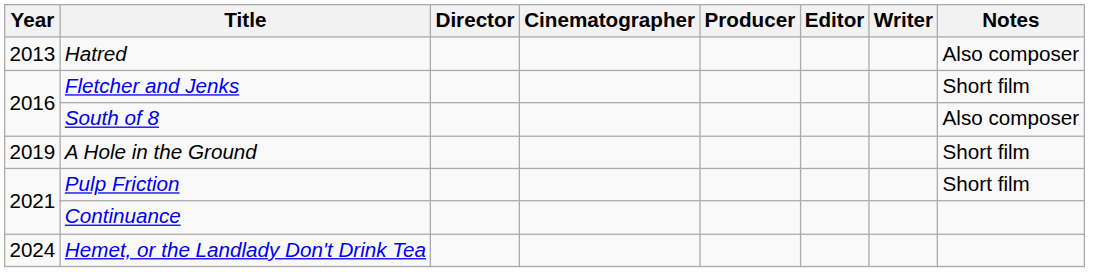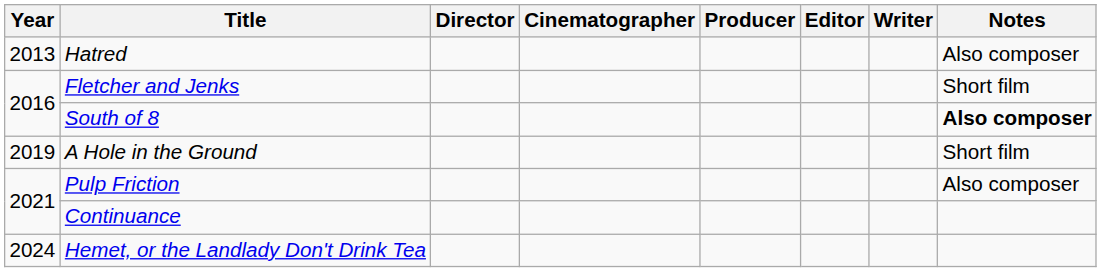(1011, 119) normal -> (1017, 119) bold
(986, 184) Short film -> (1011, 184) Also composer
